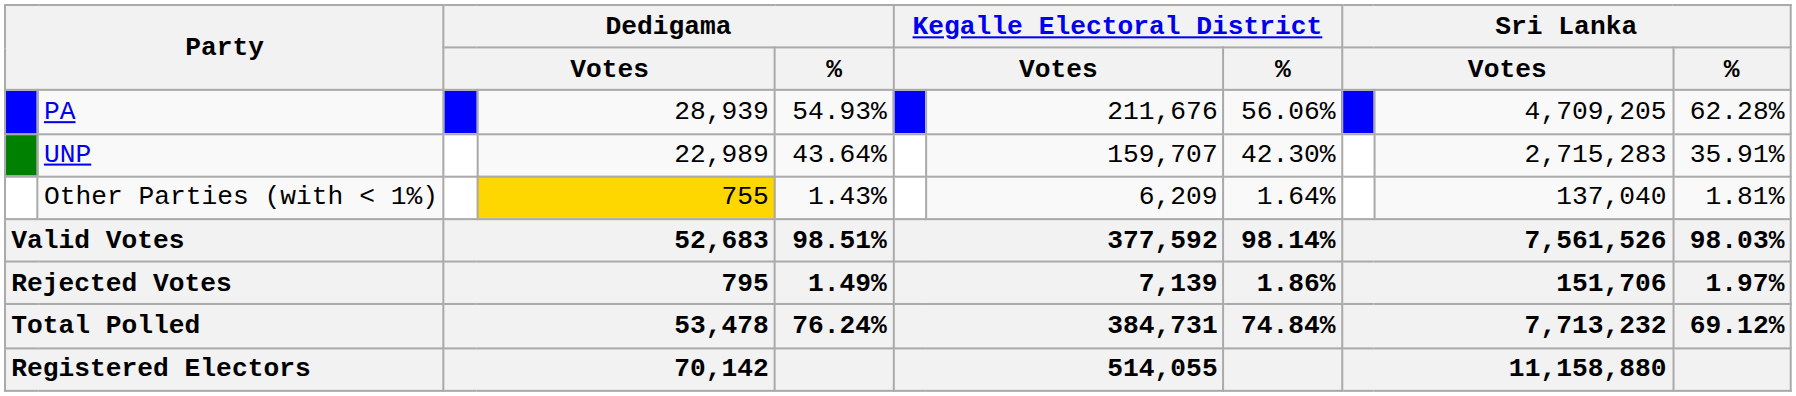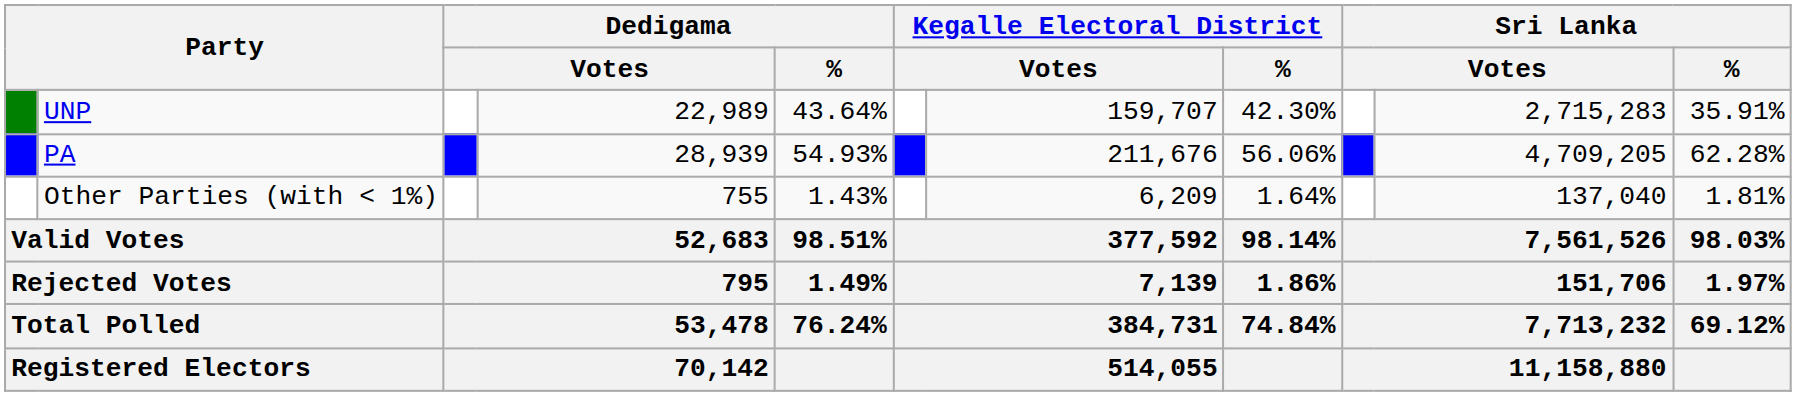rows swapped: (60, 112) <-> (68, 155)
(745, 198) gold background -> (745, 198) no background
